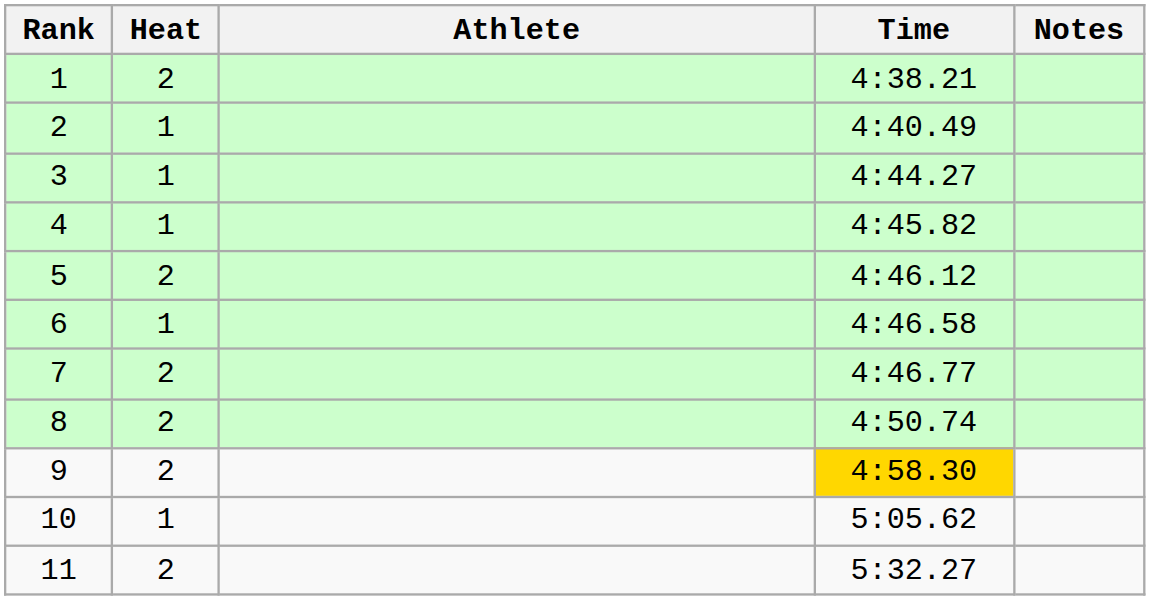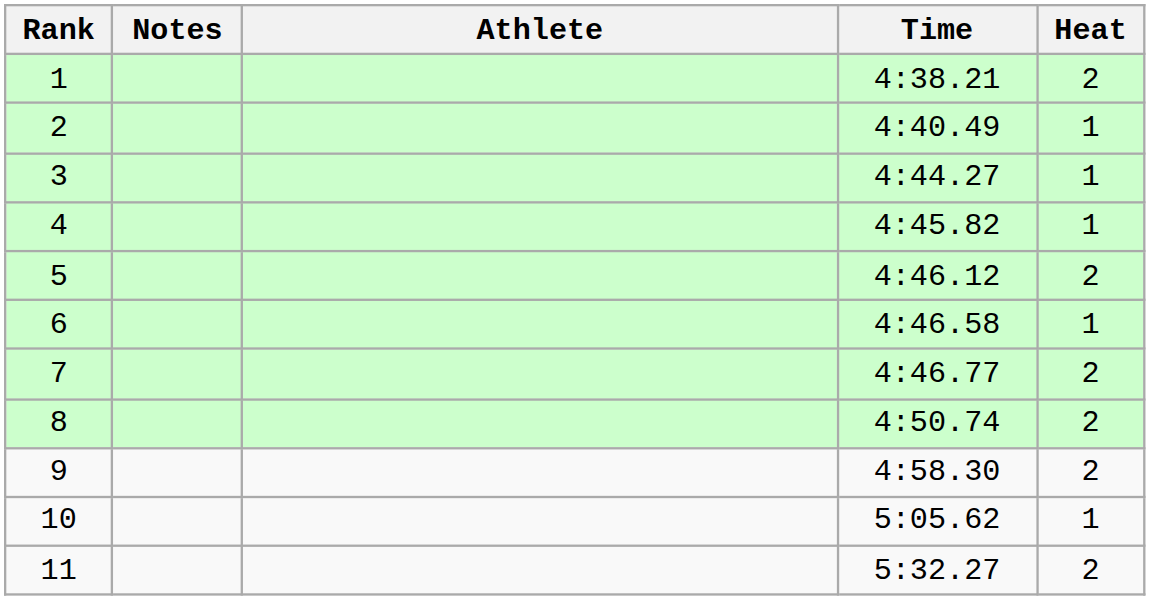columns swapped: (166, 30) <-> (1079, 30)
(914, 472) gold background -> (937, 472) no background
